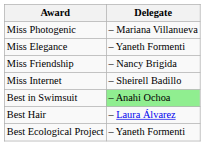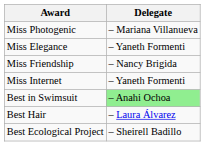(145, 81) – Sheirell Badillo -> (147, 81) – Yaneth Formenti
(147, 132) – Yaneth Formenti -> (145, 132) – Sheirell Badillo
